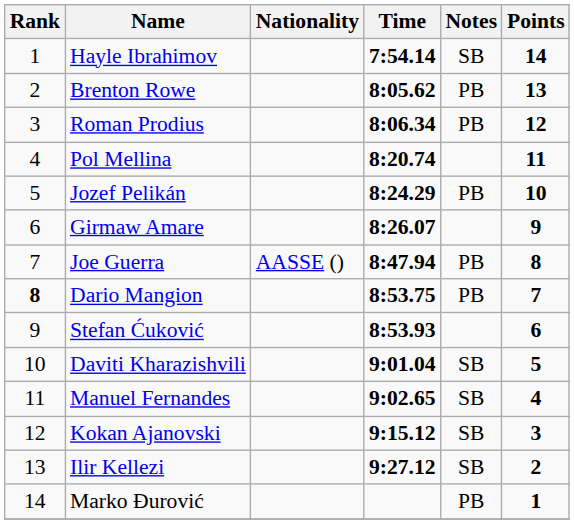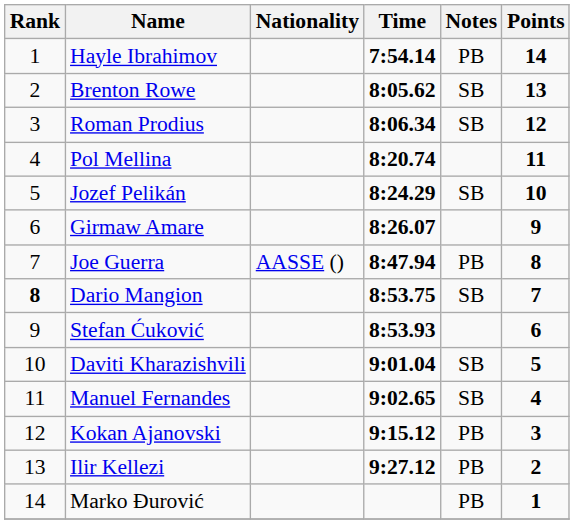(471, 55) SB -> (471, 55) PB
(471, 90) PB -> (471, 90) SB
(471, 124) PB -> (471, 124) SB
(471, 192) PB -> (471, 192) SB
(471, 295) PB -> (471, 295) SB
(471, 432) SB -> (471, 432) PB
(471, 466) SB -> (471, 466) PB
